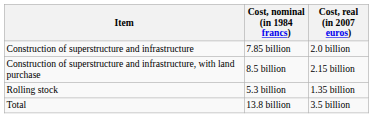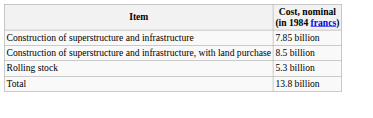- column: (338, 22)
